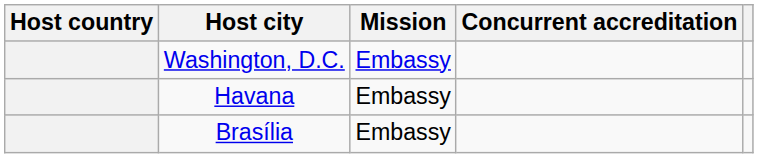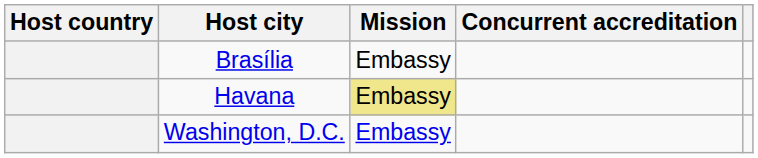rows swapped: (254, 133) <-> (254, 59)
(403, 96) no background -> (403, 96) khaki background
